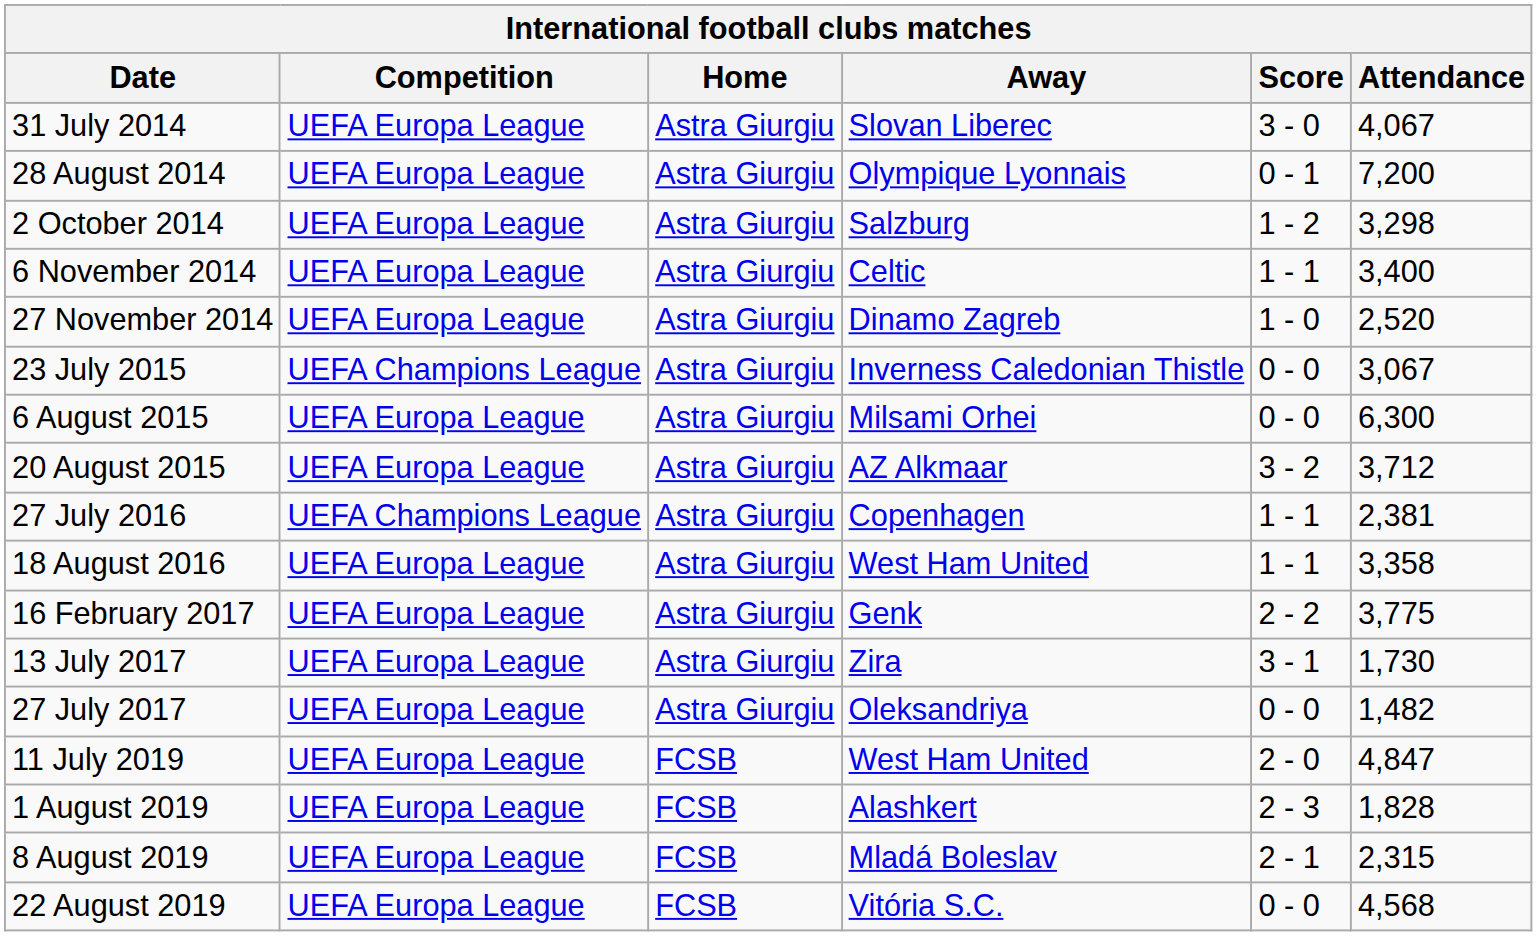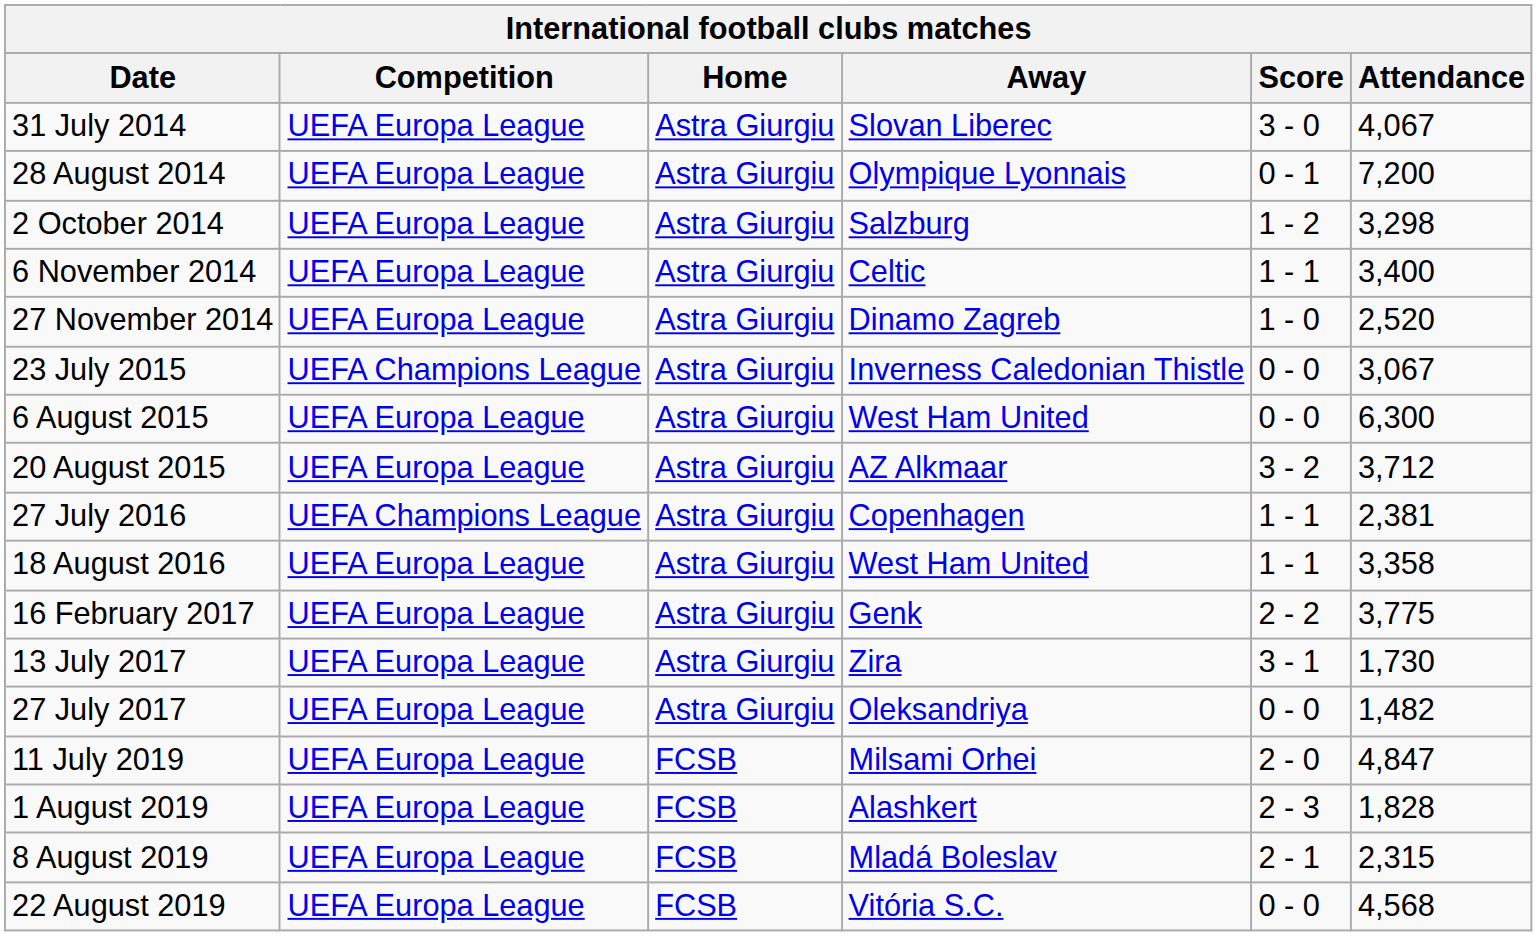(943, 418) Milsami Orhei -> (969, 418) West Ham United
(969, 759) West Ham United -> (943, 759) Milsami Orhei
